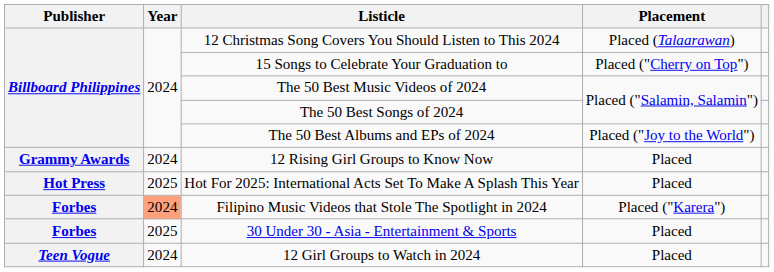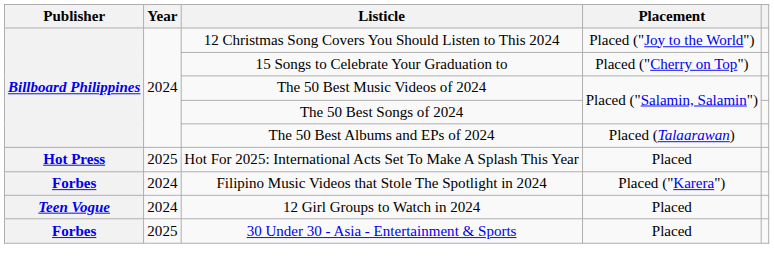(672, 40) Placed (Talaarawan) -> (672, 40) Placed ("Joy to the World")
(672, 135) Placed ("Joy to the World") -> (672, 135) Placed (Talaarawan)
- row: (382, 159)
(162, 207) lightsalmon background -> (162, 183) no background
rows swapped: (382, 254) <-> (382, 231)
